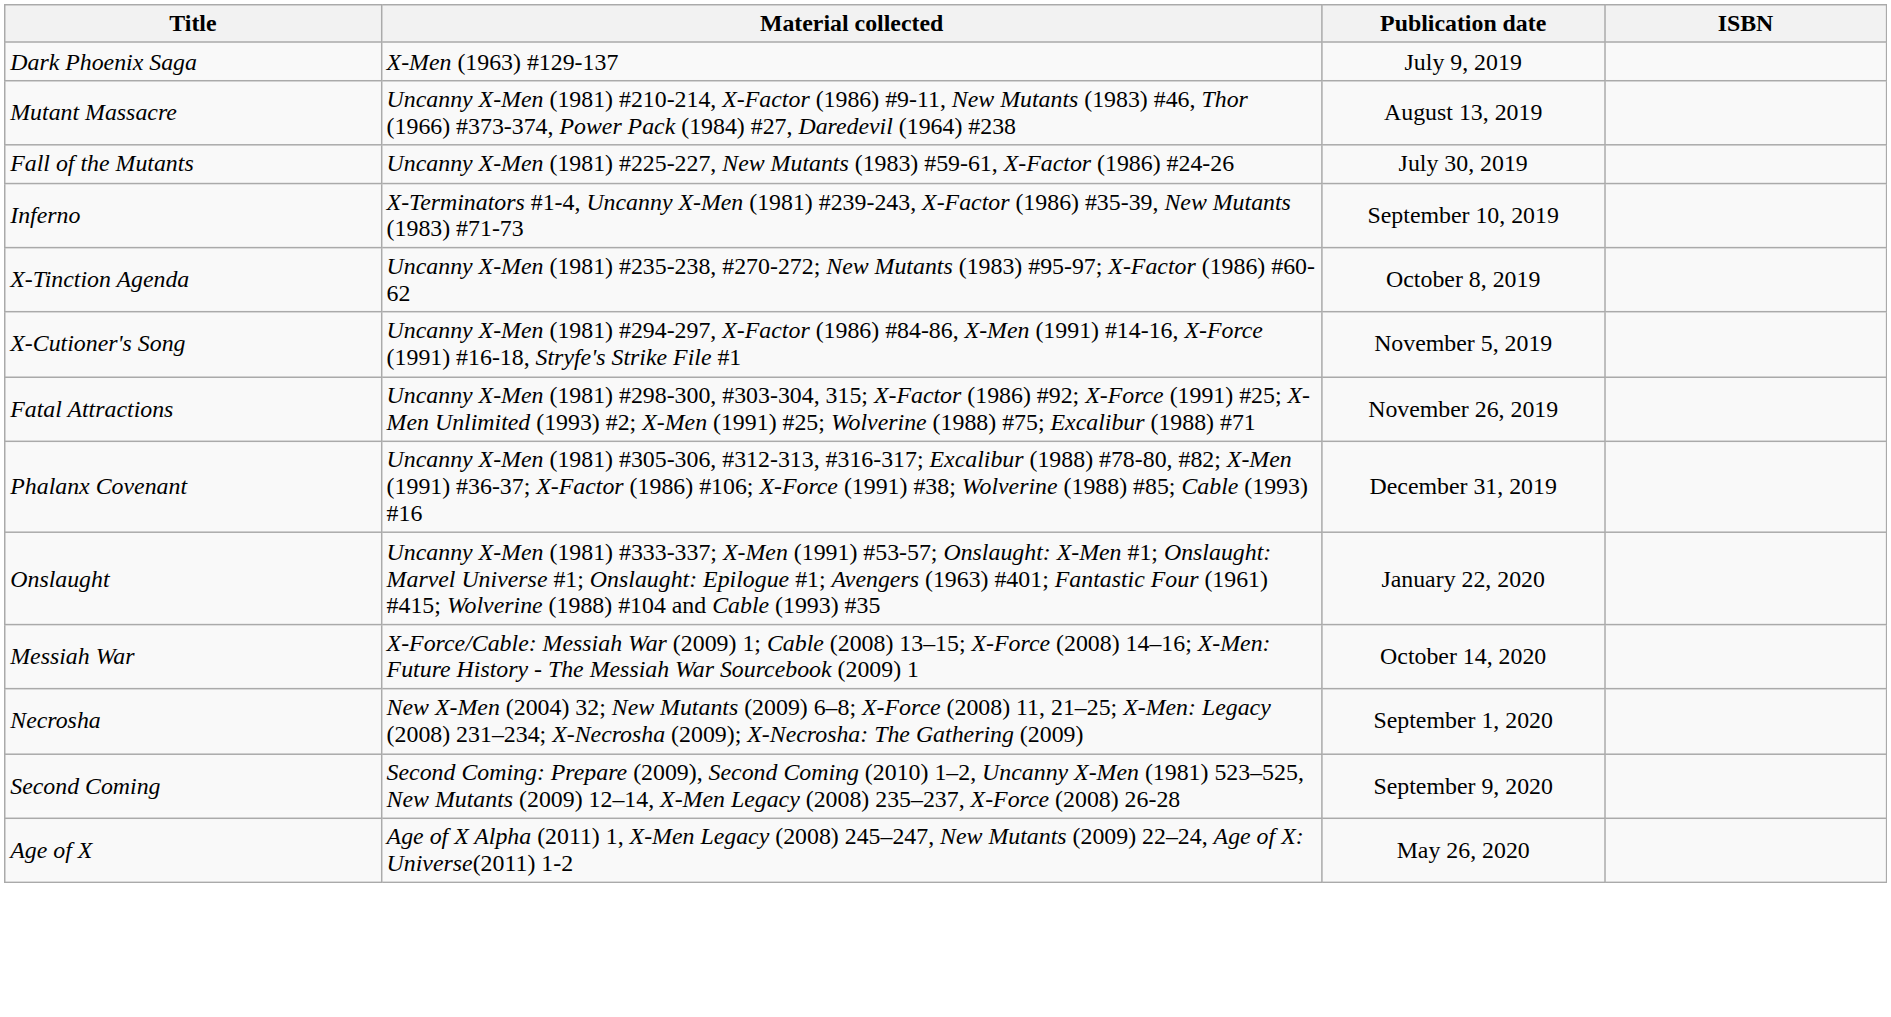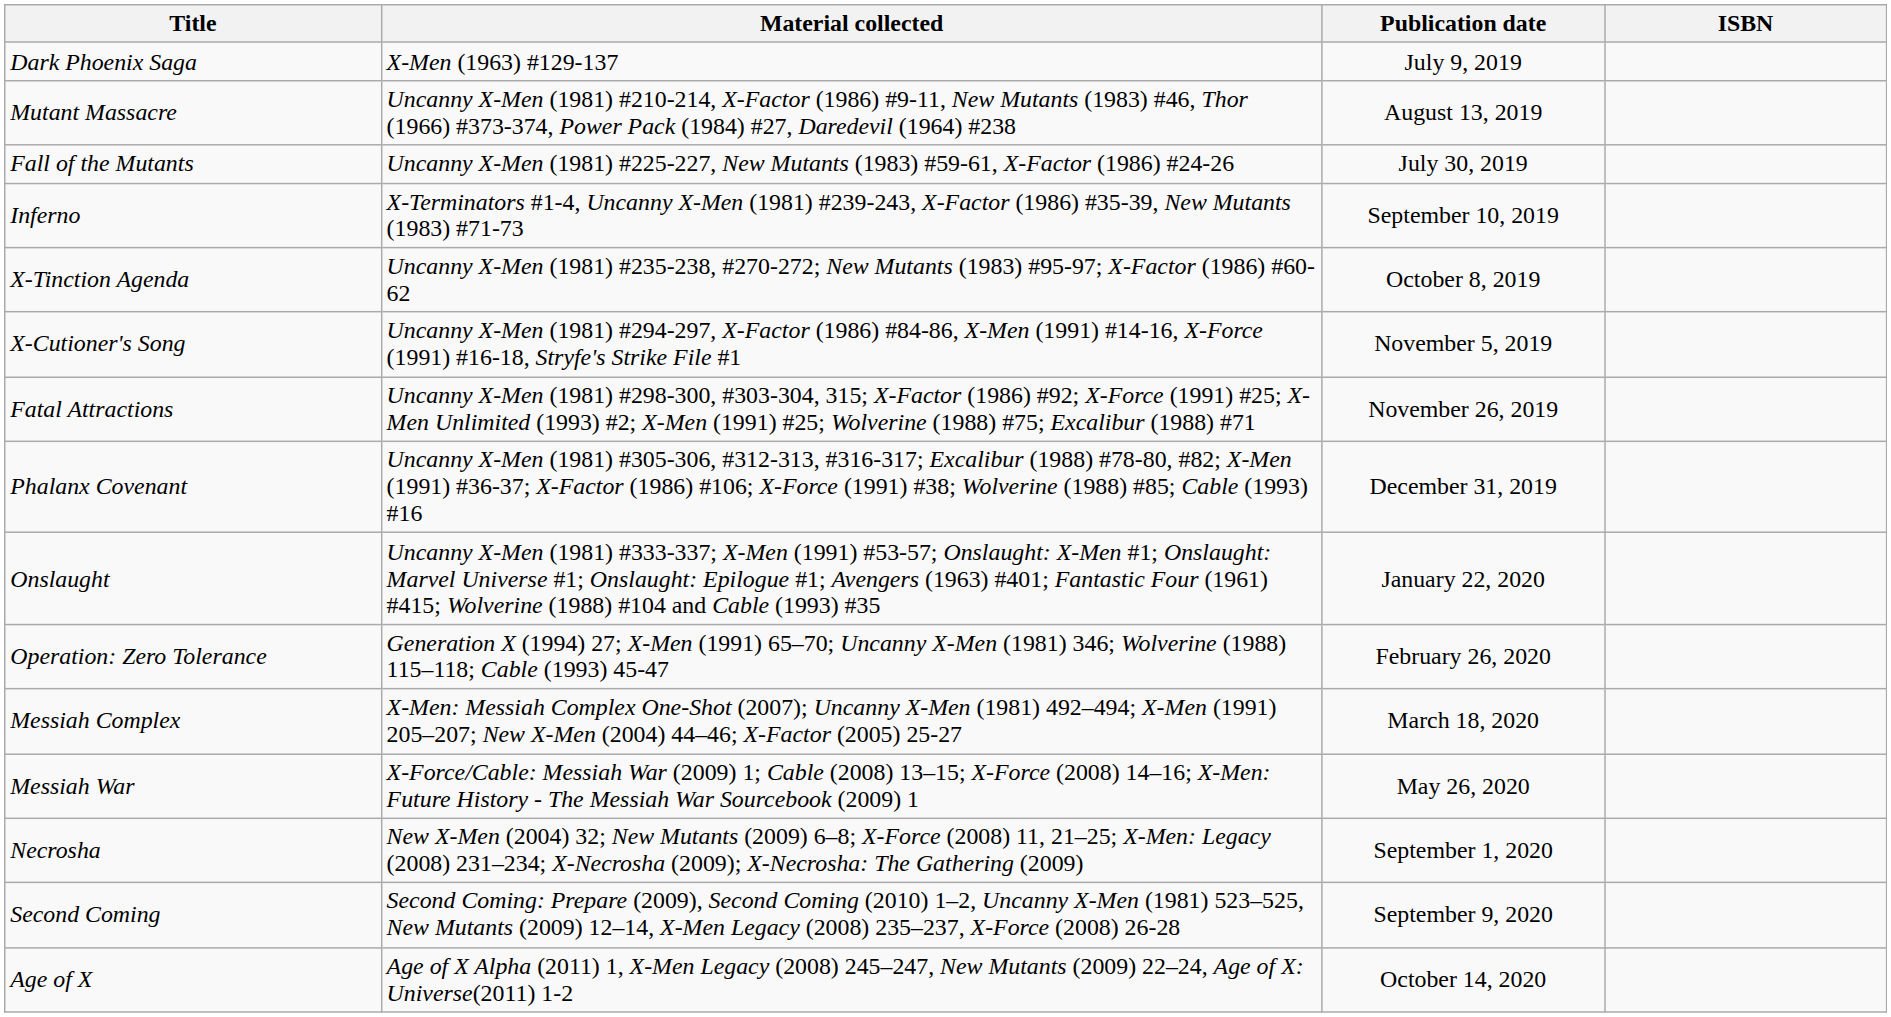+ row: (138, 656)
+ row: (95, 720)
(1463, 656) October 14, 2020 -> (1463, 785) May 26, 2020
(1463, 850) May 26, 2020 -> (1463, 979) October 14, 2020
